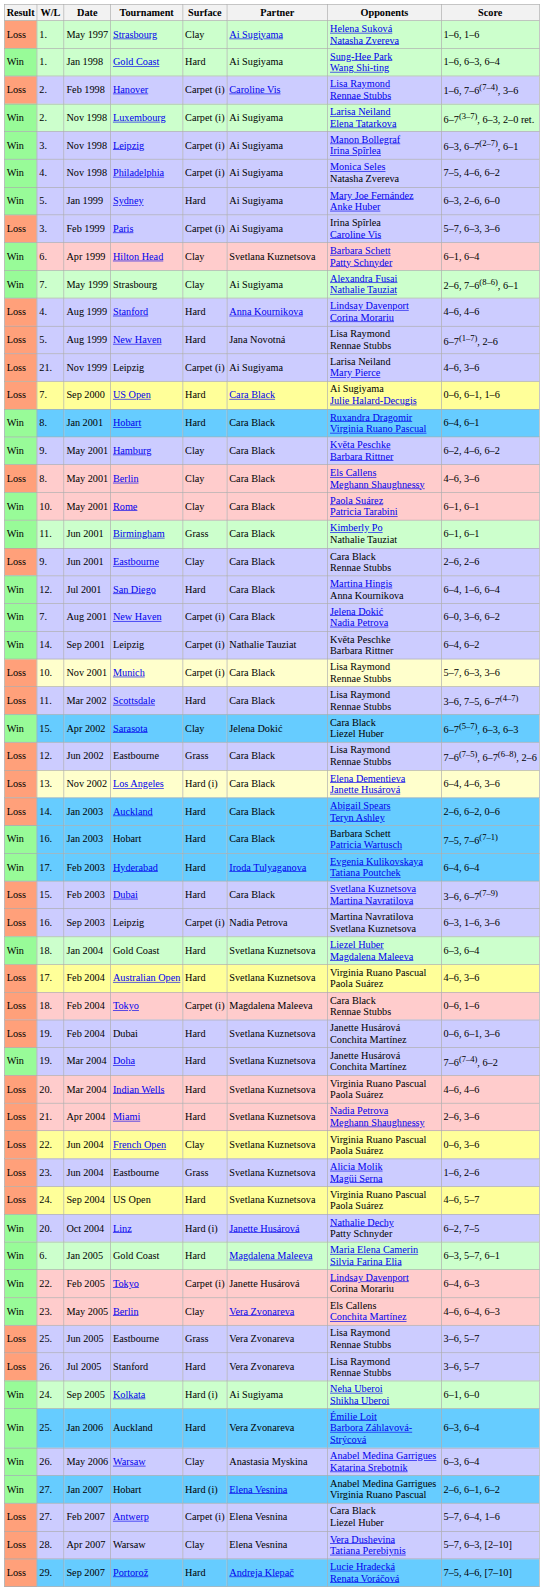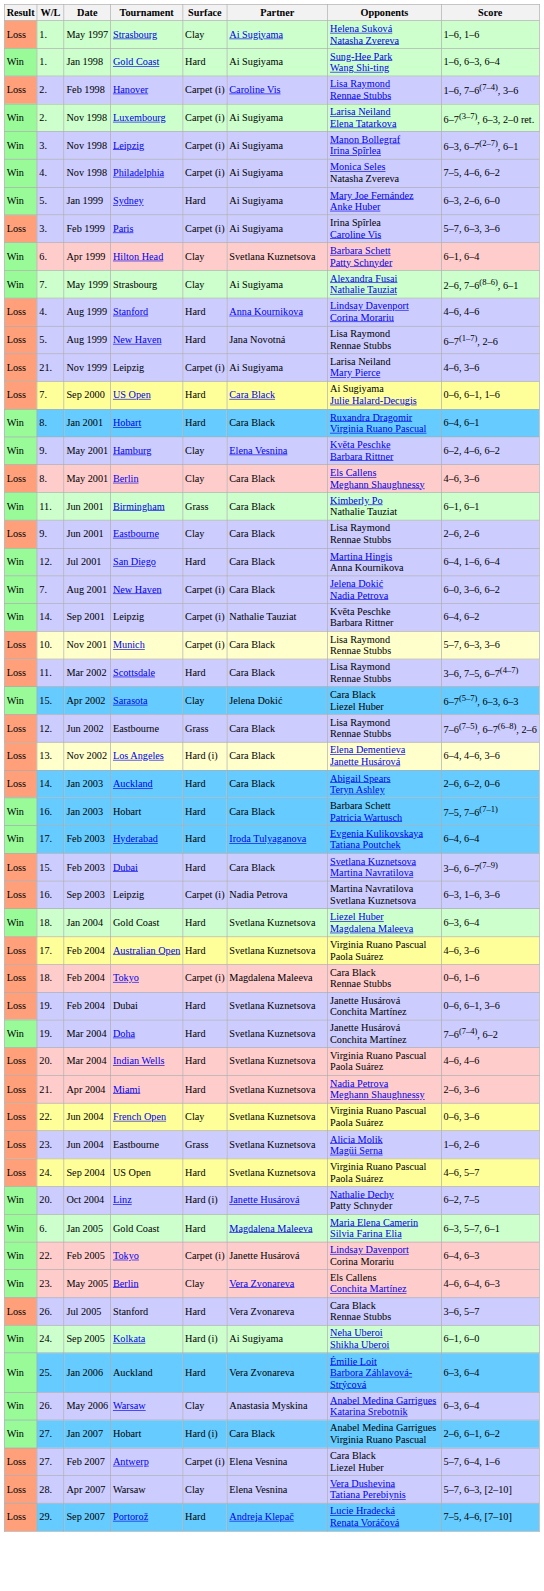(252, 451) Cara Black -> (258, 451) Elena Vesnina
- row: (87, 506)
(361, 562) Cara Black Rennae Stubbs -> (361, 534) Lisa Raymond Rennae Stubbs
- row: (85, 1339)
(361, 1367) Lisa Raymond Rennae Stubbs -> (361, 1311) Cara Black Rennae Stubbs
(258, 1489) Elena Vesnina -> (252, 1434) Cara Black
